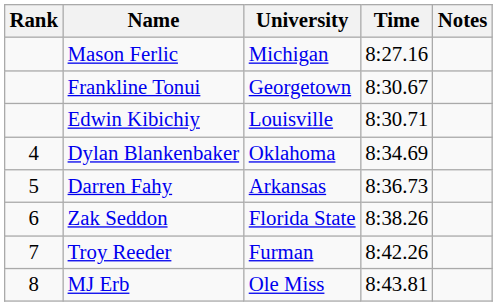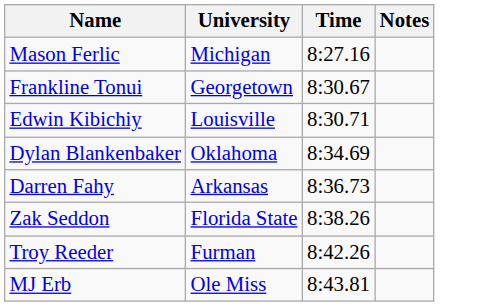- column: (34, 20)
